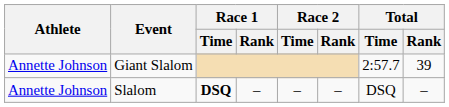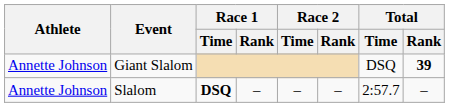(381, 66) 2:57.7 -> (381, 66) DSQ
(424, 66) normal -> (424, 66) bold
(381, 90) DSQ -> (381, 90) 2:57.7
